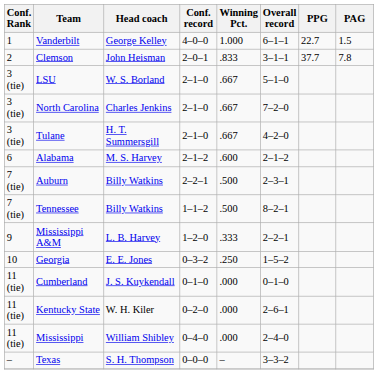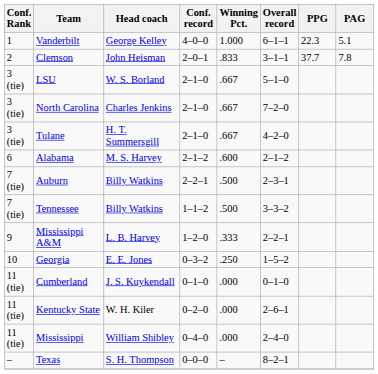(310, 40) 22.7 -> (310, 40) 22.3
(345, 40) 1.5 -> (345, 40) 5.1
(276, 209) 8–2–1 -> (276, 209) 3–3–2
(276, 360) 3–3–2 -> (276, 360) 8–2–1
